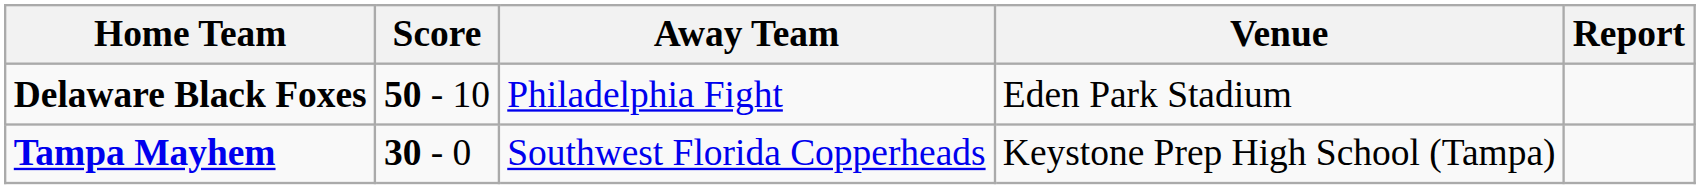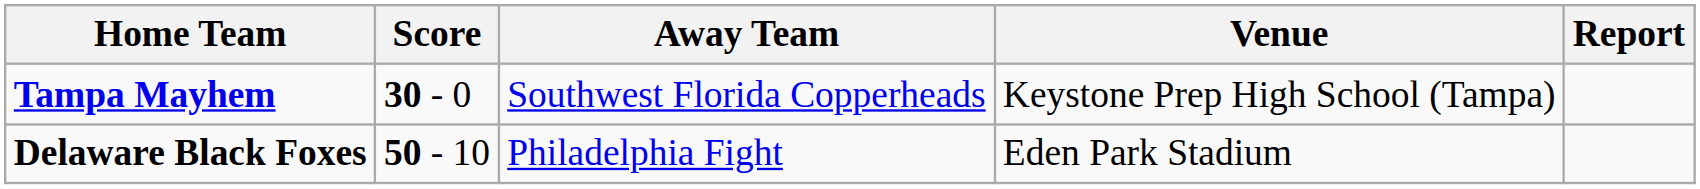rows swapped: (145, 152) <-> (190, 93)
